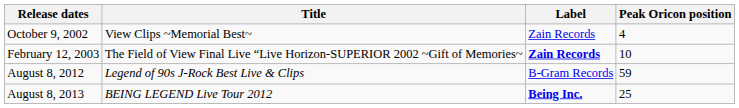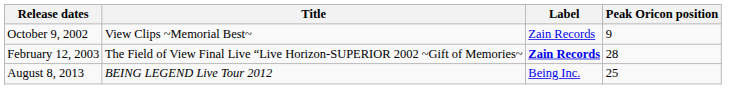(622, 34) 4 -> (609, 34) 9
(625, 53) 10 -> (612, 53) 28
- row: (46, 73)
(555, 93) bold -> (554, 73) normal
